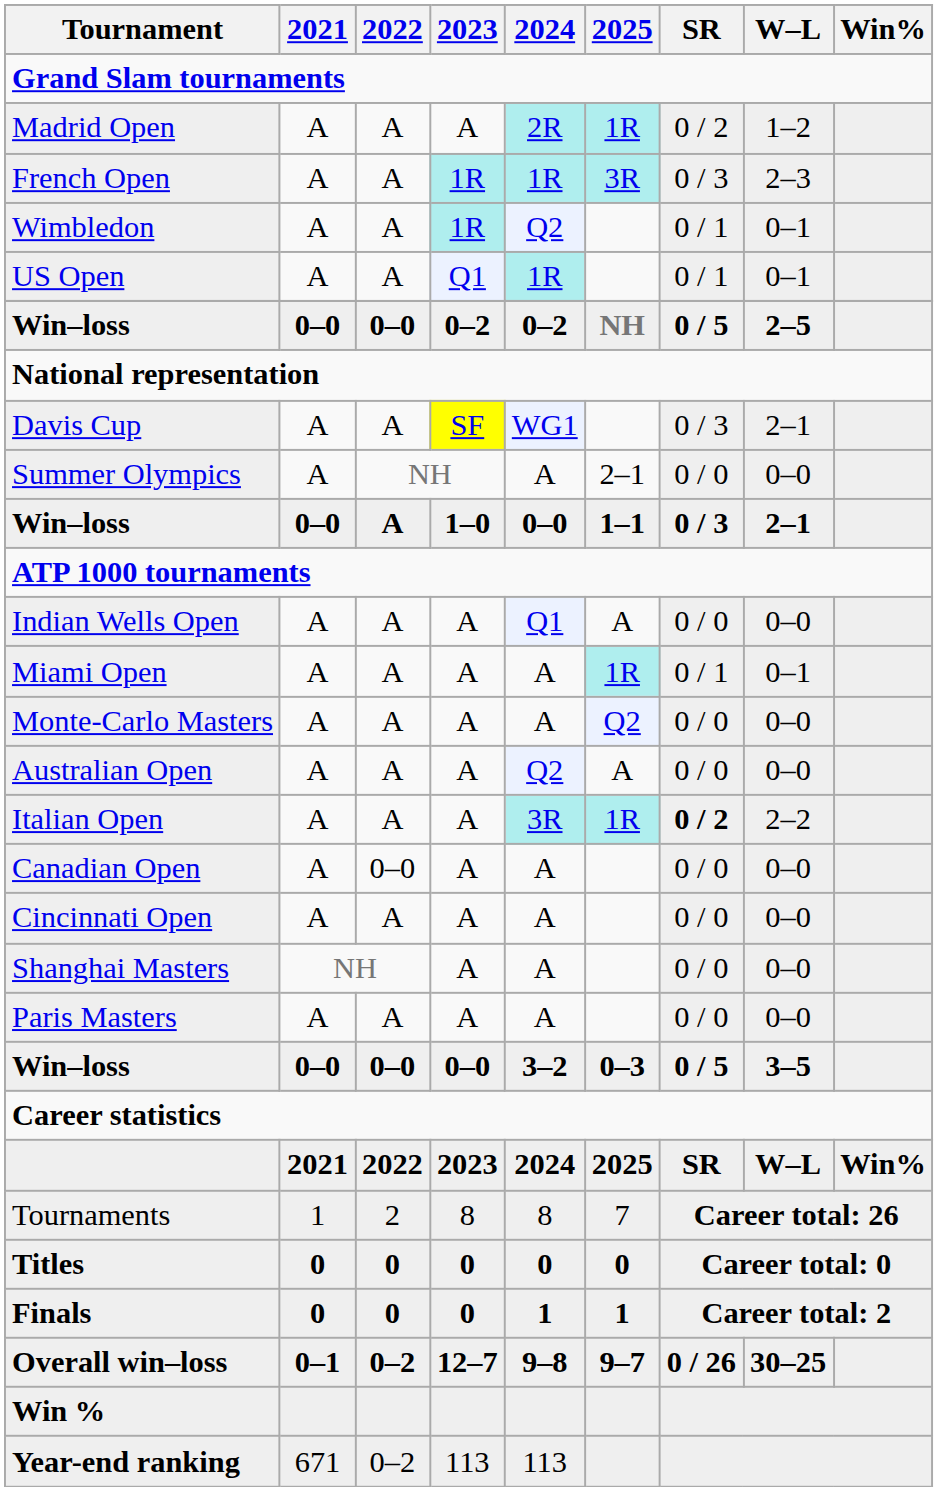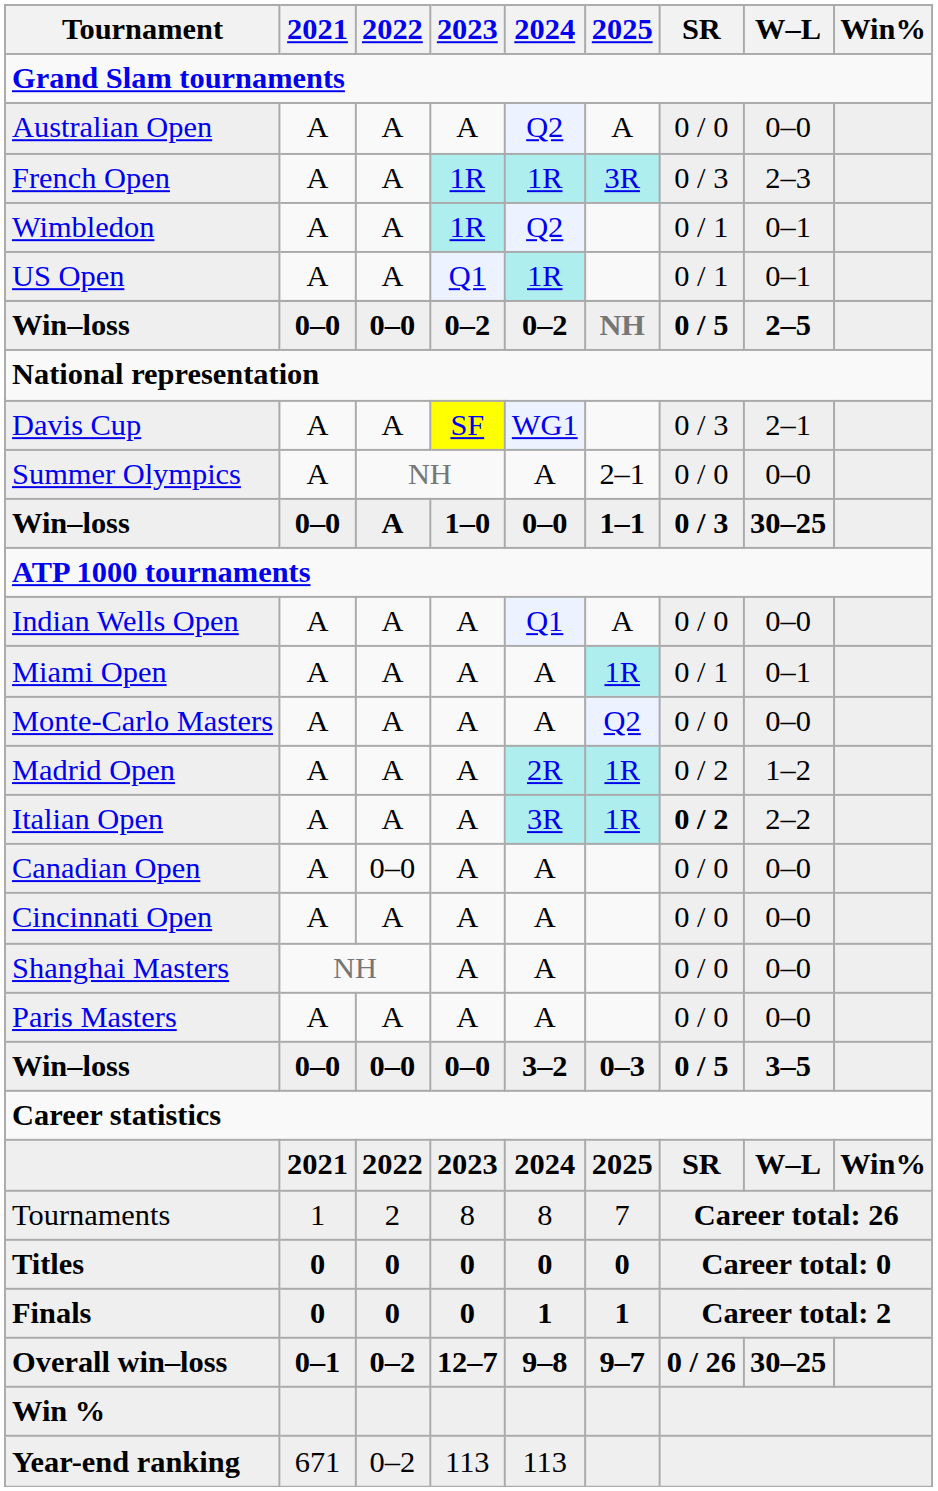rows swapped: (112, 769) <-> (94, 127)
(788, 522) 2–1 -> (788, 522) 30–25
